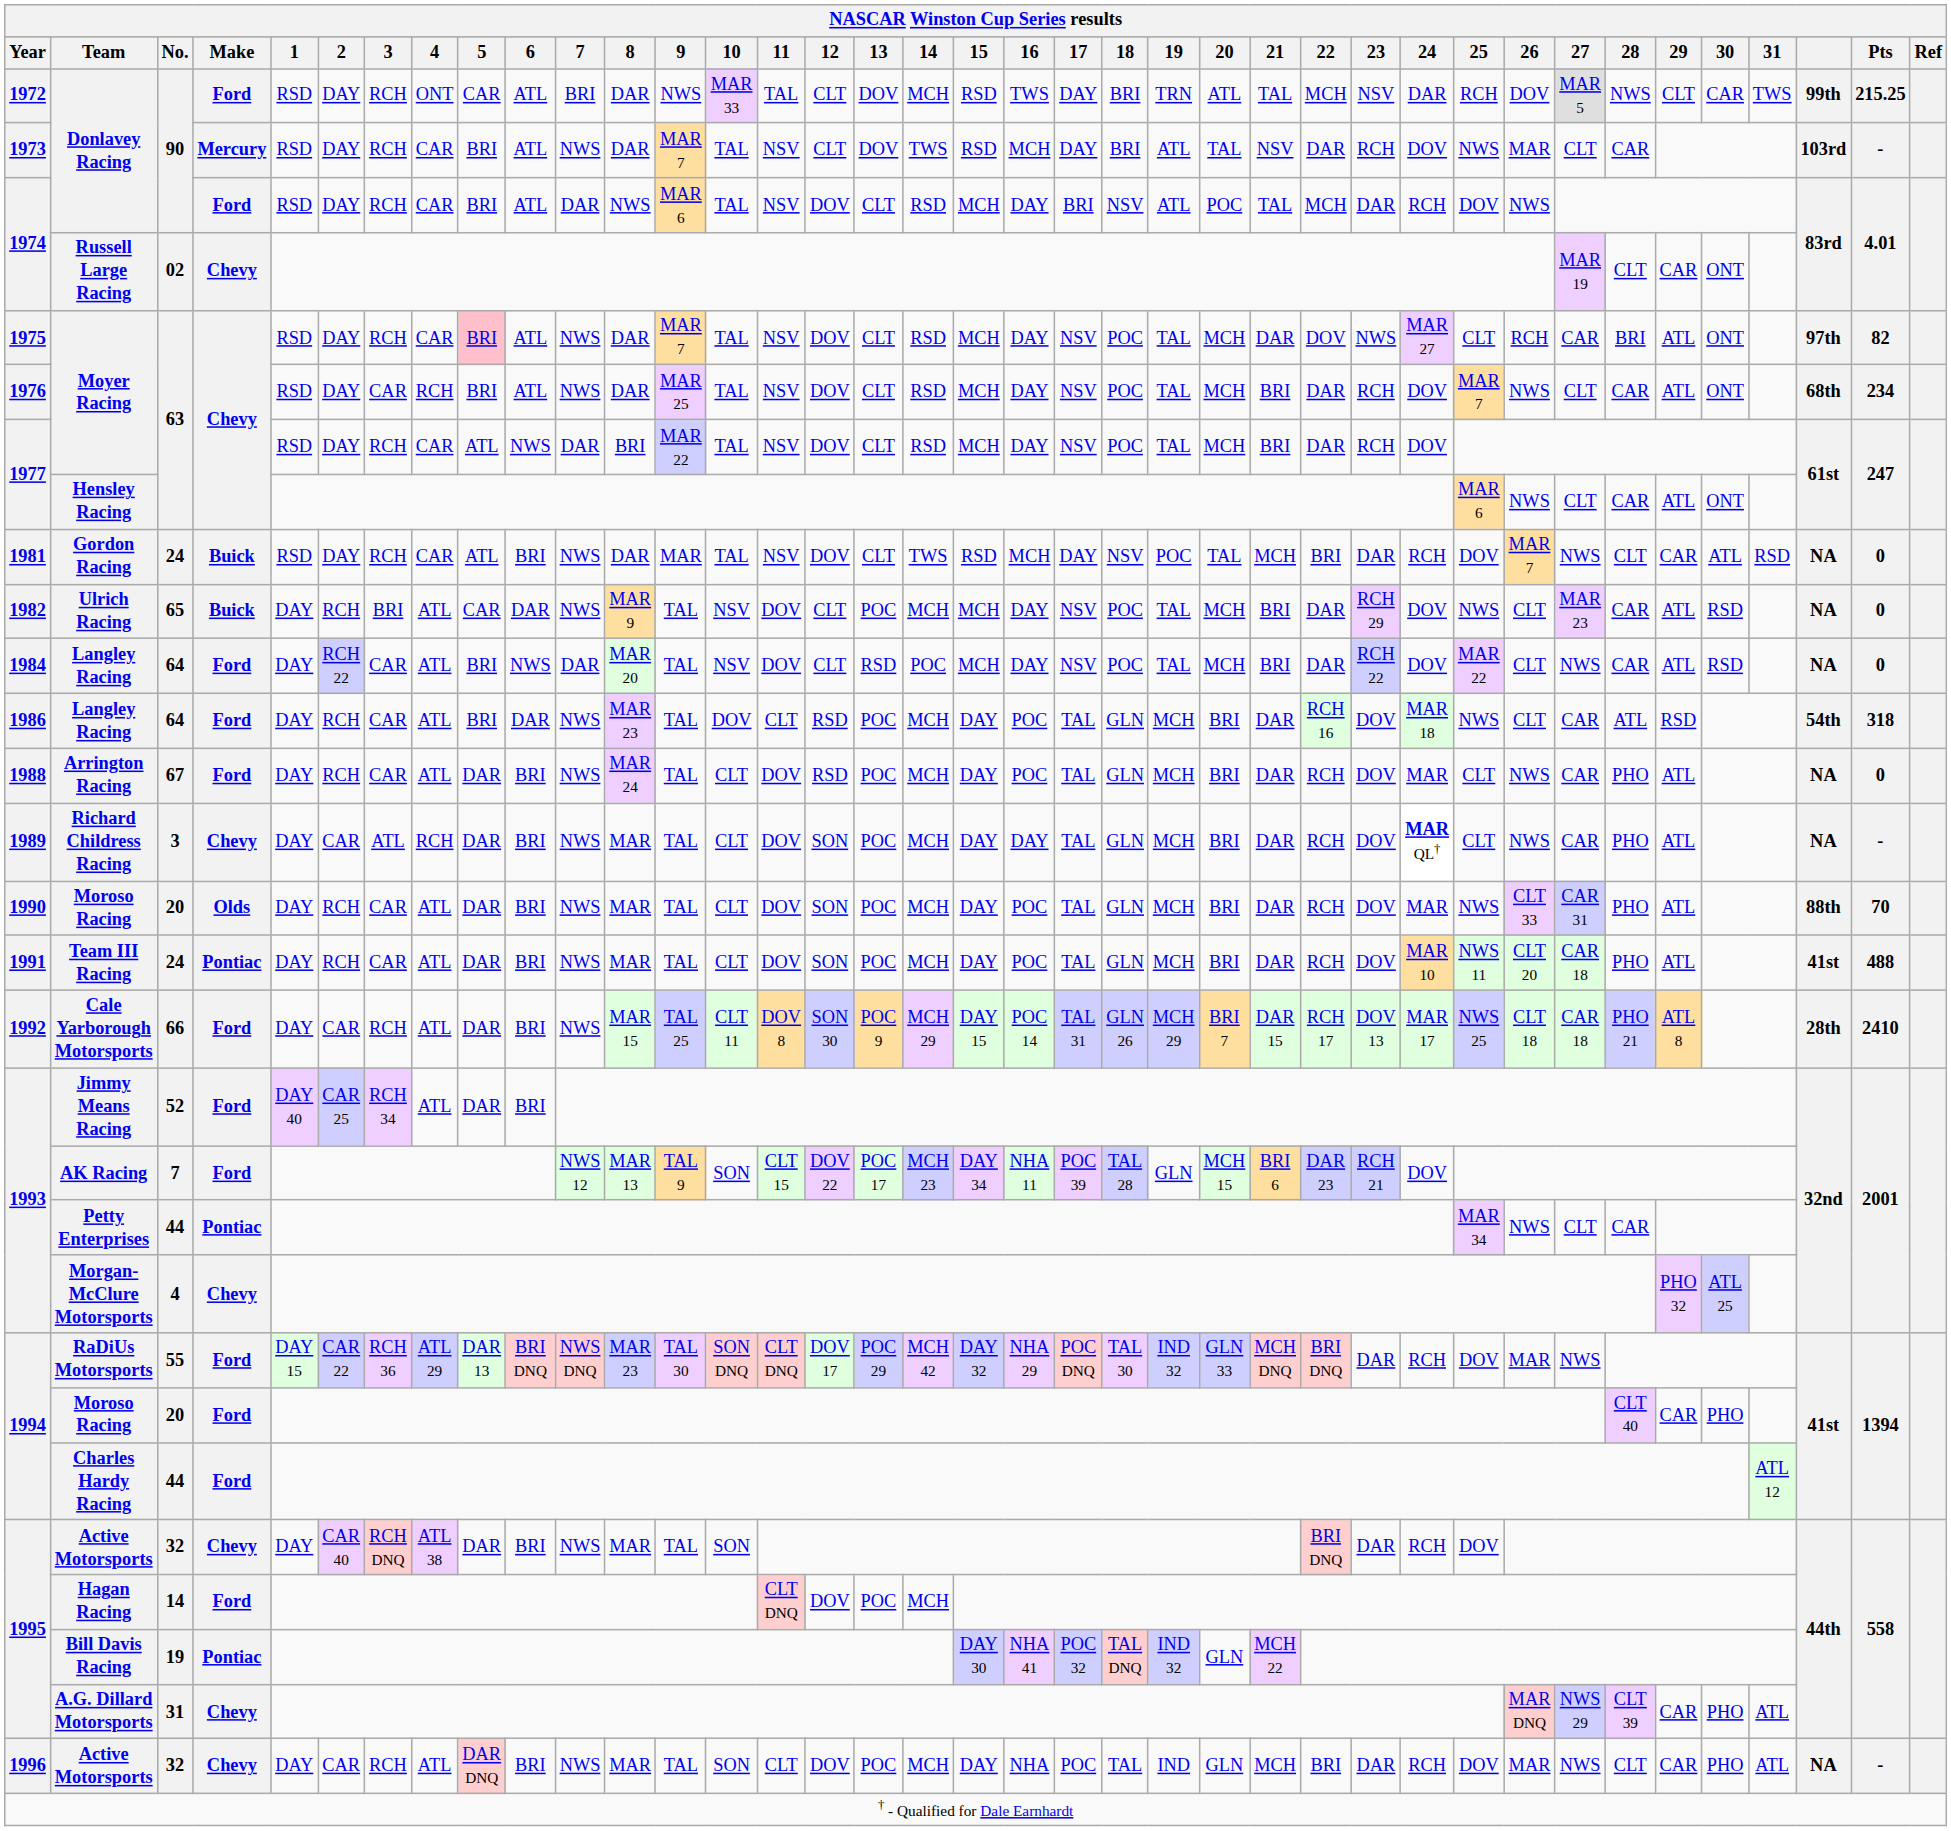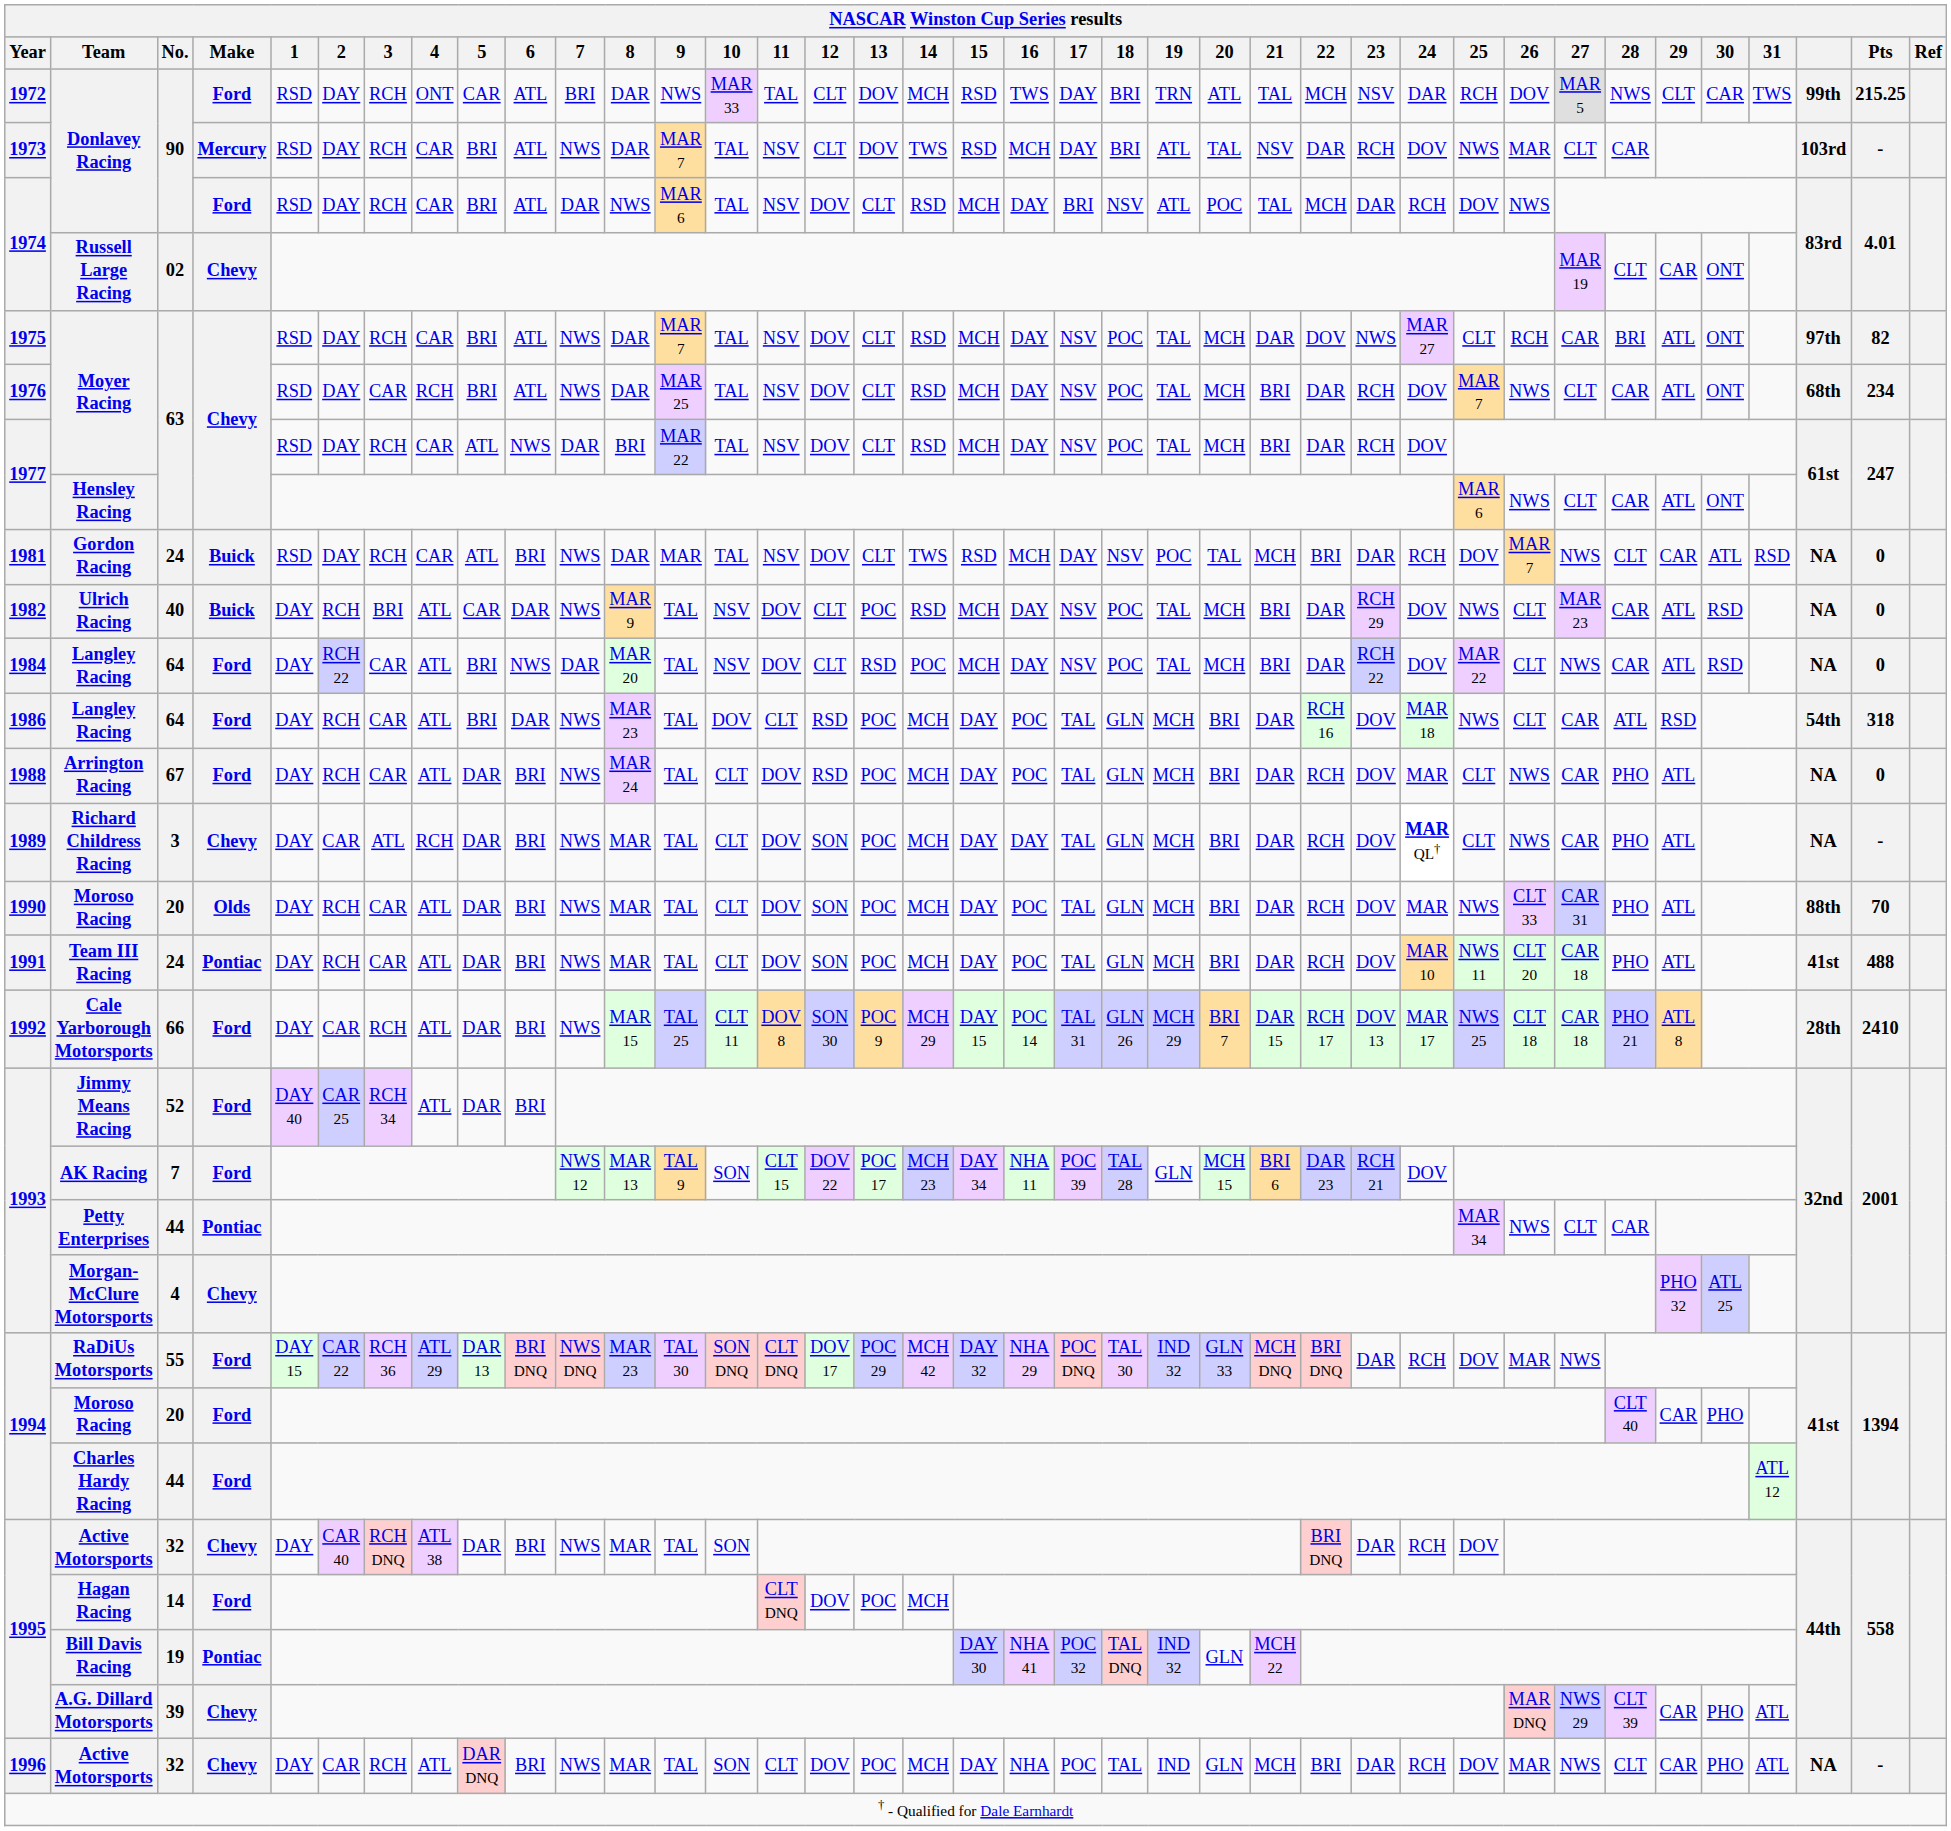(482, 337) pink background -> (482, 337) no background
(175, 611) 65 -> (175, 611) 40
(928, 611) MCH -> (928, 611) RSD
(175, 1711) 31 -> (175, 1711) 39
